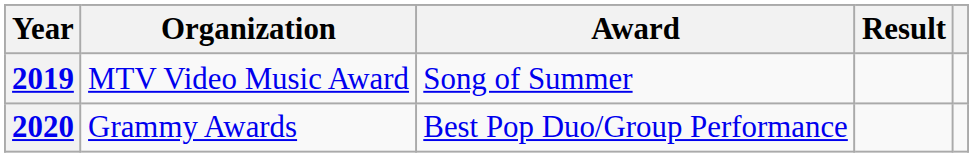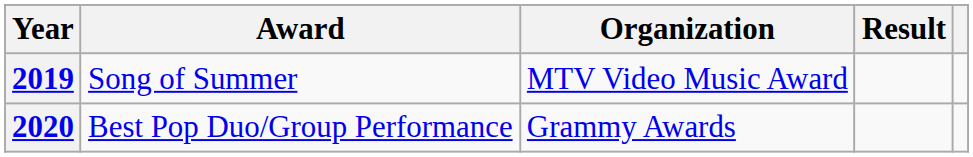columns swapped: (249, 28) <-> (636, 28)
